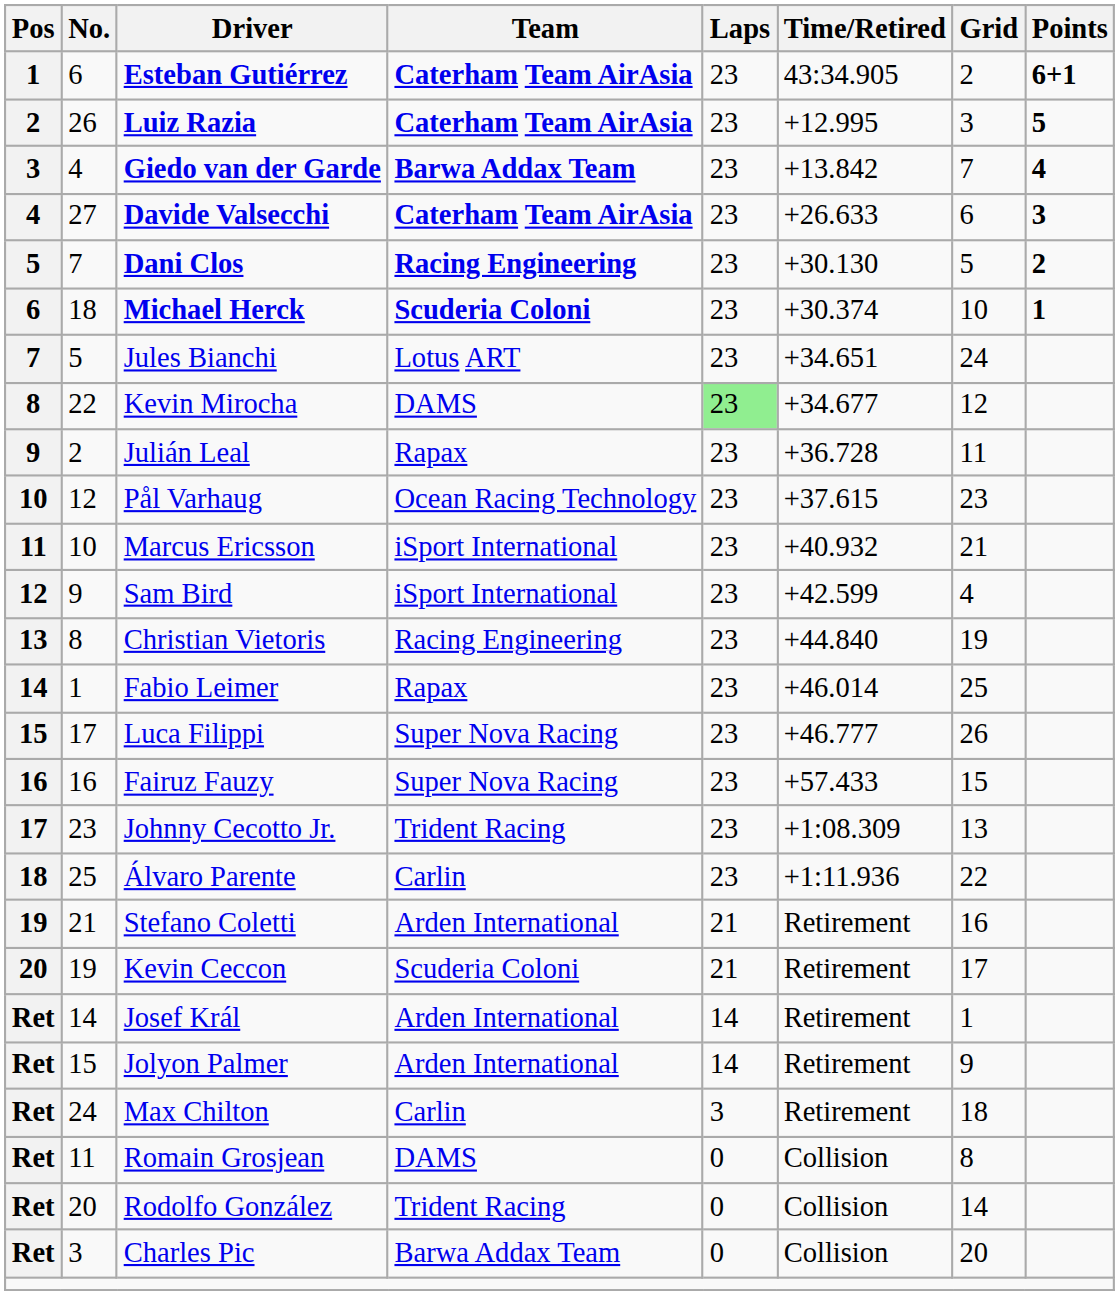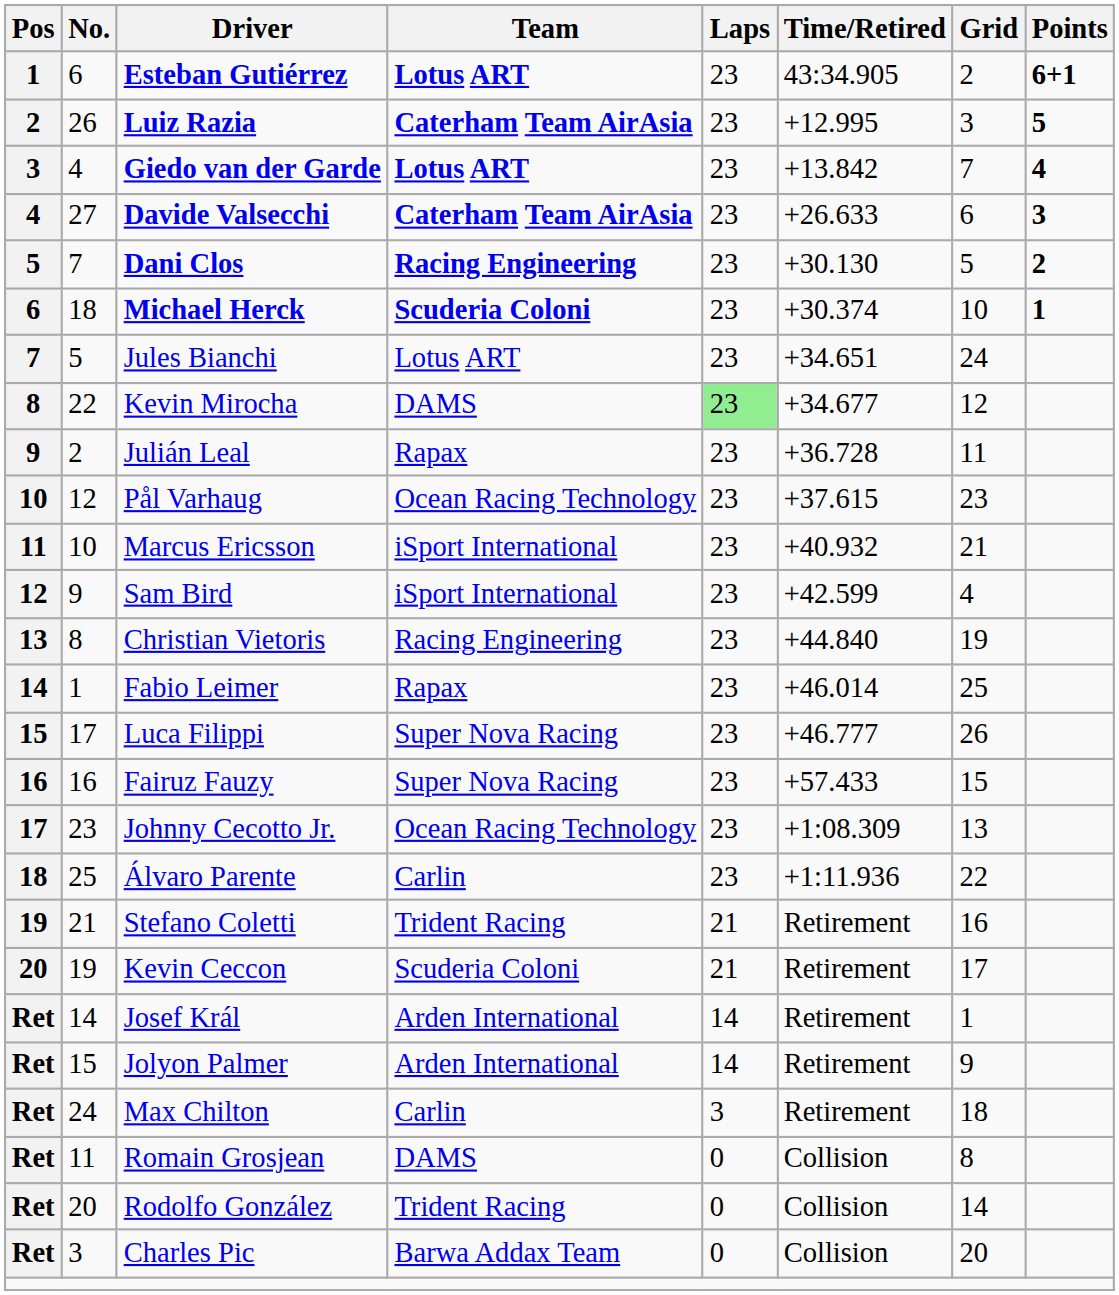(544, 74) Caterham Team AirAsia -> (462, 74) Lotus ART
(515, 169) Barwa Addax Team -> (462, 169) Lotus ART
(480, 828) Trident Racing -> (545, 828) Ocean Racing Technology
(507, 922) Arden International -> (480, 922) Trident Racing
